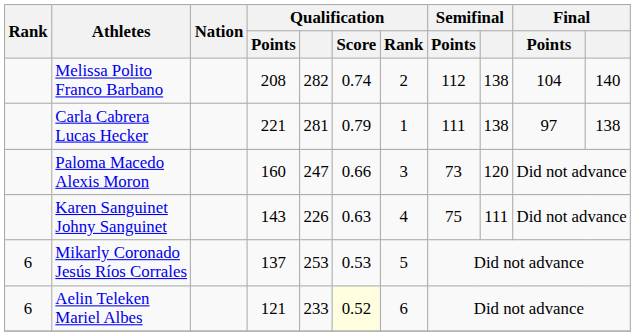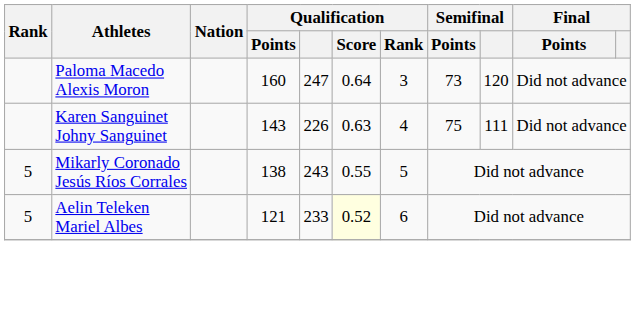- row: (109, 80)
- row: (102, 126)
(356, 171) 0.66 -> (356, 80) 0.64
(28, 262) 6 -> (28, 171) 5
(273, 262) 137 -> (273, 171) 138
(316, 262) 253 -> (316, 171) 243
(356, 262) 0.53 -> (356, 171) 0.55
(28, 308) 6 -> (28, 217) 5
